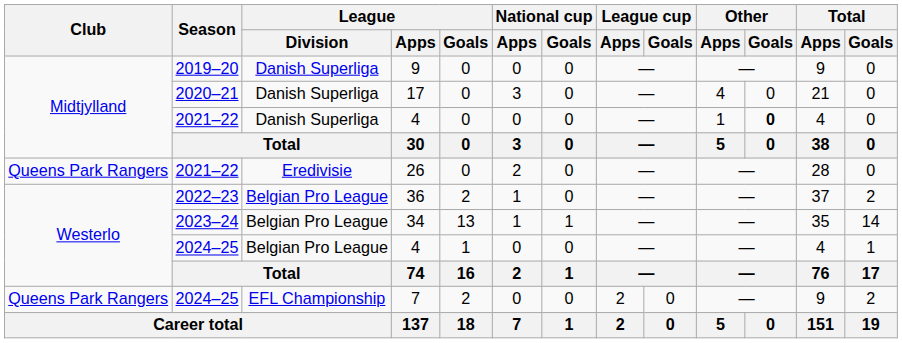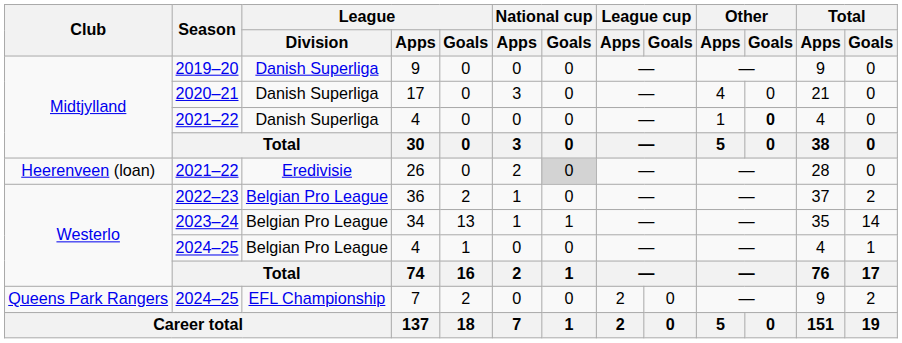(88, 171) Queens Park Rangers -> (88, 171) Heerenveen (loan)
(569, 171) no background -> (569, 171) lightgrey background
